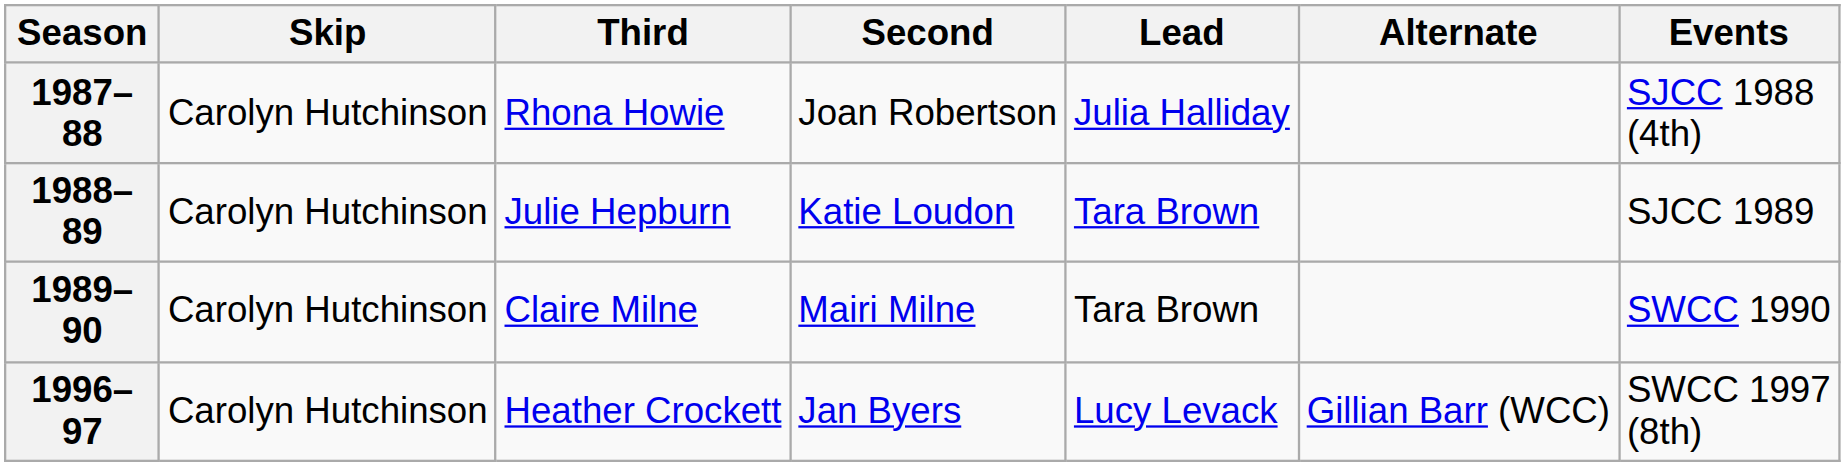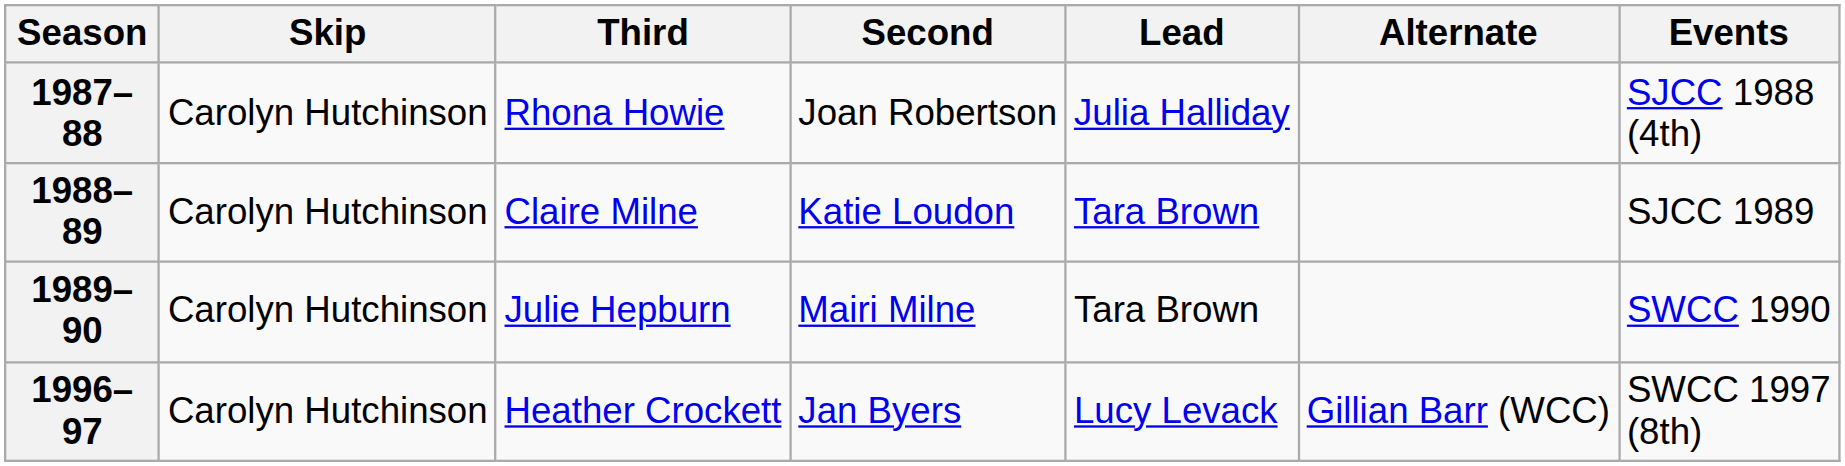(618, 211) Julie Hepburn -> (601, 211) Claire Milne
(601, 310) Claire Milne -> (618, 310) Julie Hepburn
